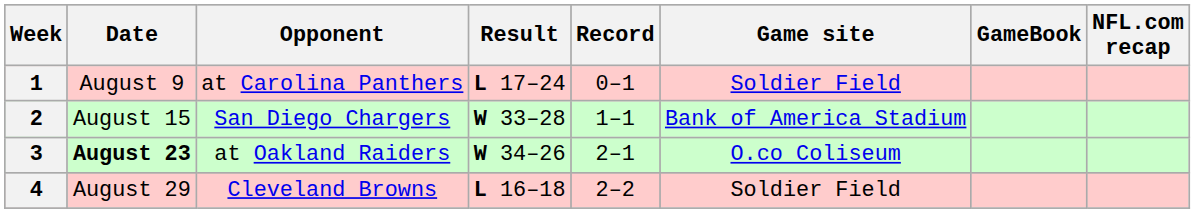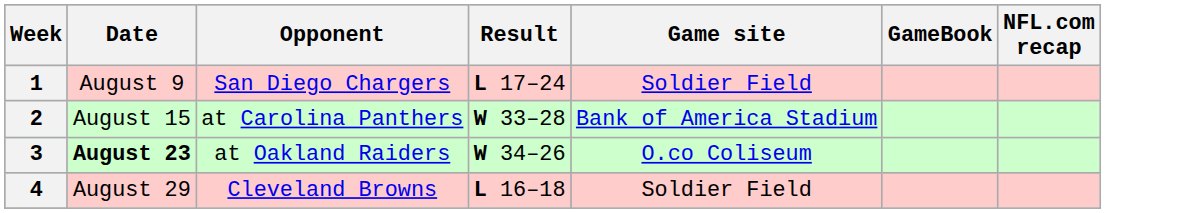- column: (615, 35)
(332, 83) at Carolina Panthers -> (332, 83) San Diego Chargers
(332, 119) San Diego Chargers -> (332, 119) at Carolina Panthers
